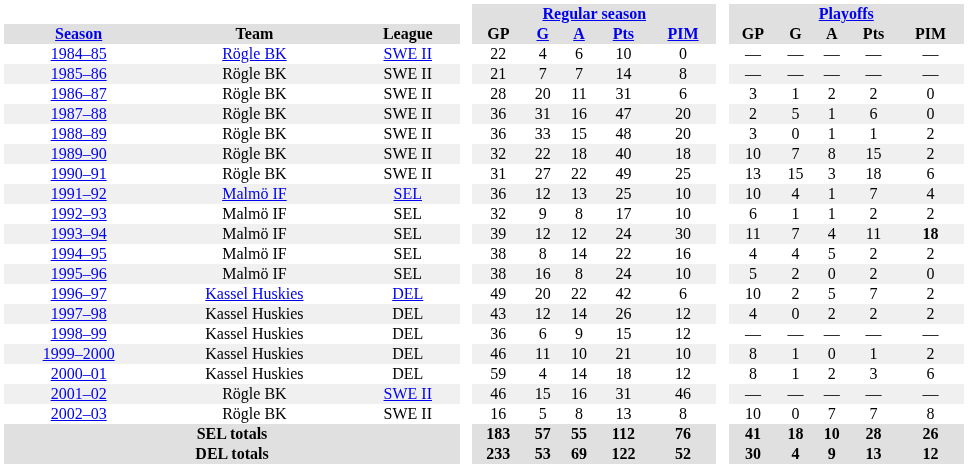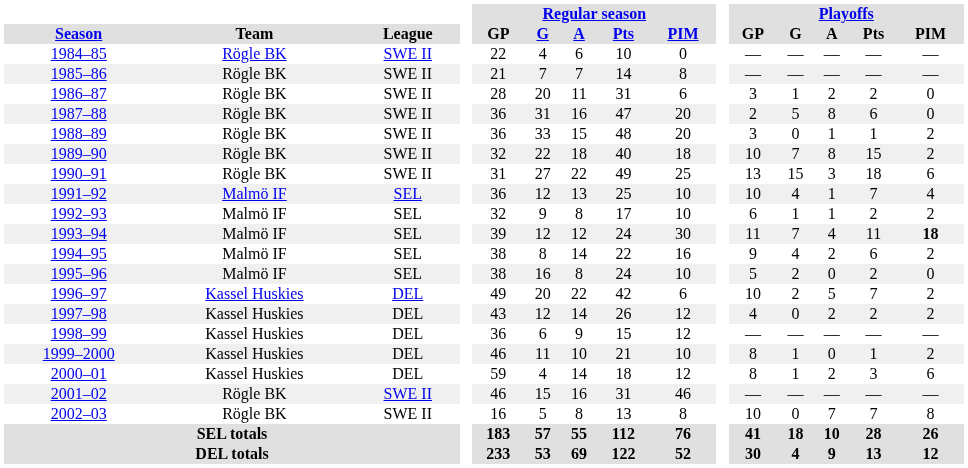(832, 114) 1 -> (832, 114) 8
(753, 254) 4 -> (753, 254) 9
(832, 254) 5 -> (832, 254) 2
(874, 254) 2 -> (874, 254) 6
